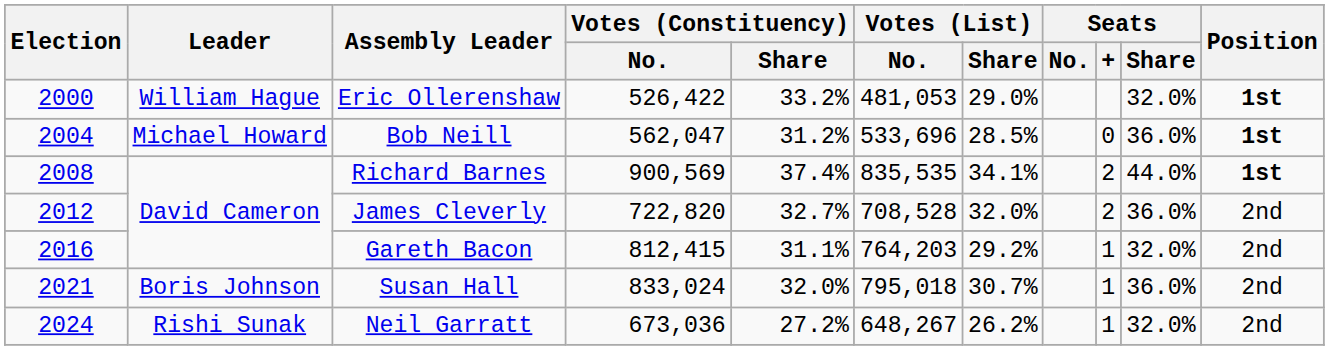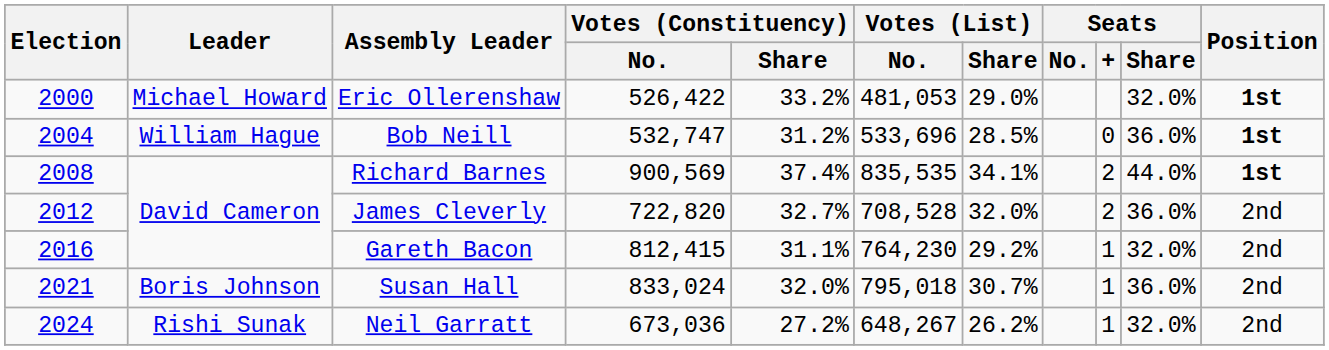(230, 99) William Hague -> (230, 99) Michael Howard
(230, 137) Michael Howard -> (230, 137) William Hague
(677, 137) 562,047 -> (677, 137) 532,747
(909, 250) 764,203 -> (909, 250) 764,230
